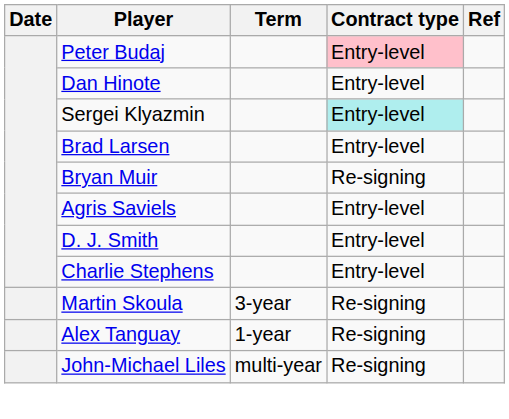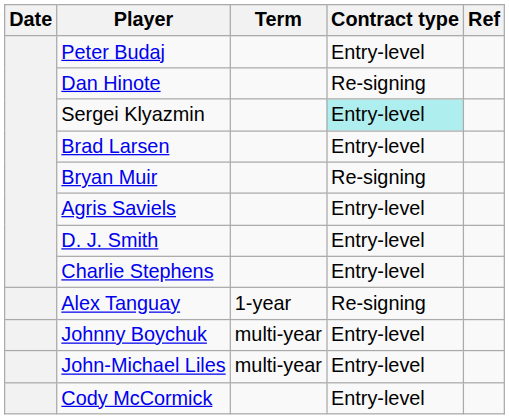(378, 51) pink background -> (378, 51) no background
(378, 83) Entry-level -> (378, 83) Re-signing
- row: (122, 303)
+ row: (134, 334)
(378, 366) Re-signing -> (378, 366) Entry-level
+ row: (137, 397)
